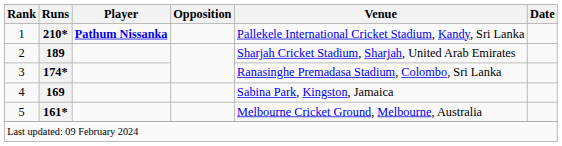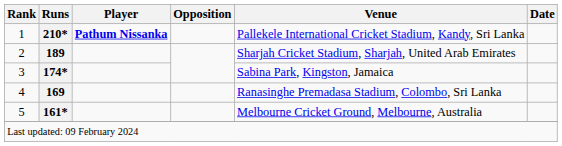(369, 72) Ranasinghe Premadasa Stadium, Colombo, Sri Lanka -> (315, 72) Sabina Park, Kingston, Jamaica
(315, 92) Sabina Park, Kingston, Jamaica -> (369, 92) Ranasinghe Premadasa Stadium, Colombo, Sri Lanka
